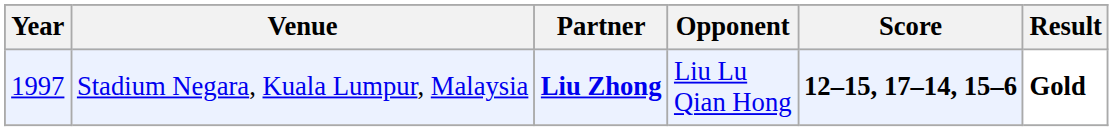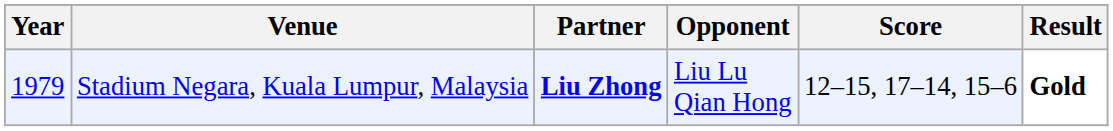(38, 86) 1997 -> (38, 86) 1979
(911, 86) bold -> (911, 86) normal
